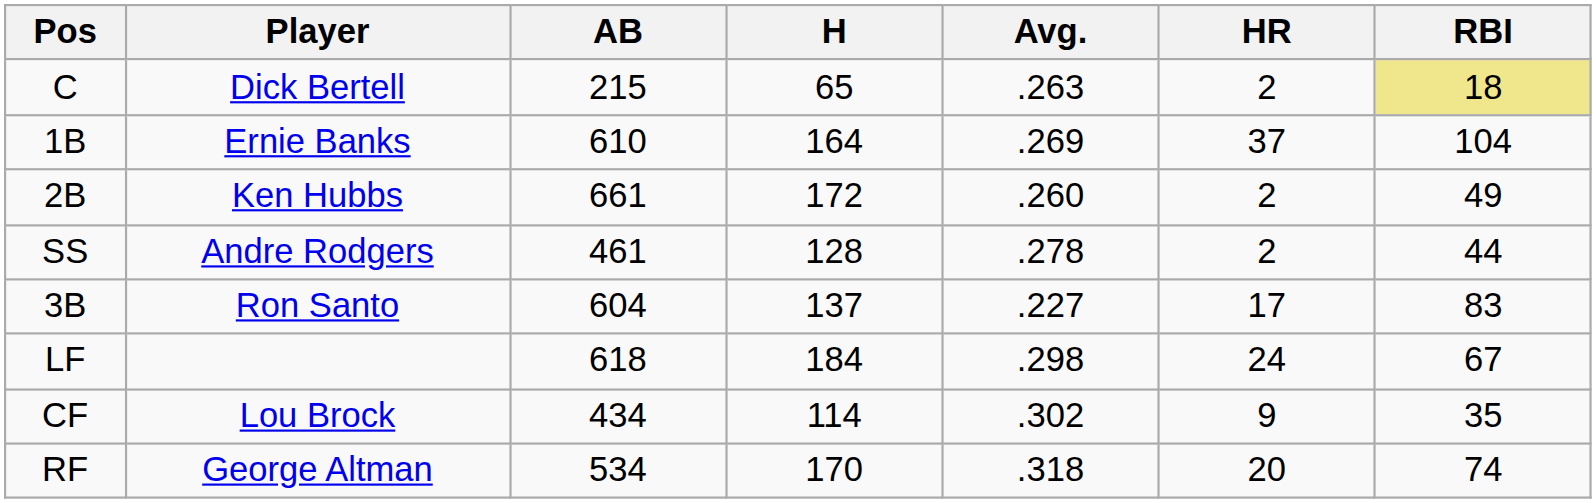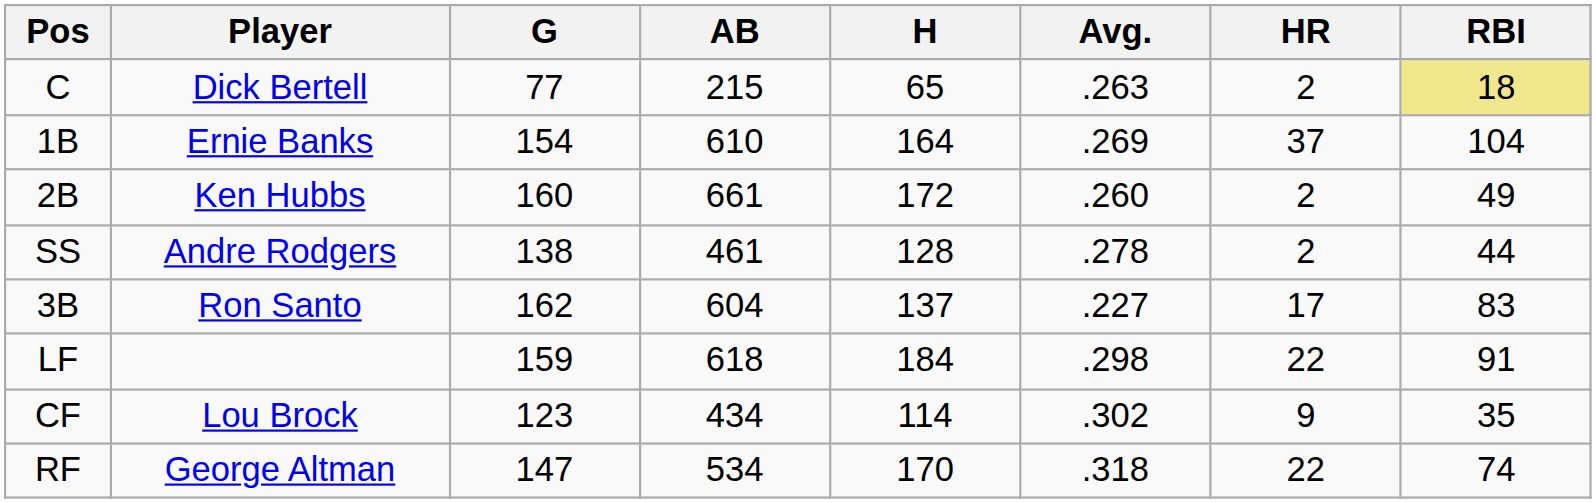+ column: (544, 31)
(1267, 360) 24 -> (1306, 360) 22
(1483, 360) 67 -> (1496, 360) 91
(1267, 470) 20 -> (1306, 470) 22
